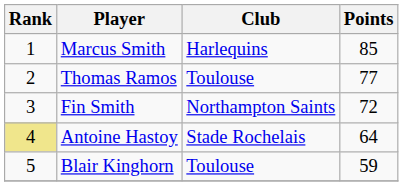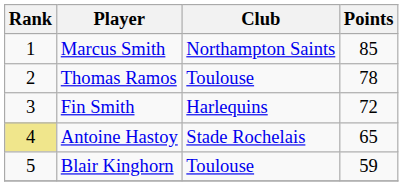(227, 48) Harlequins -> (261, 48) Northampton Saints
(369, 78) 77 -> (369, 78) 78
(261, 107) Northampton Saints -> (227, 107) Harlequins
(369, 136) 64 -> (369, 136) 65
